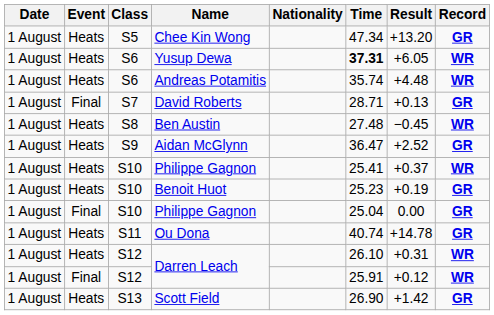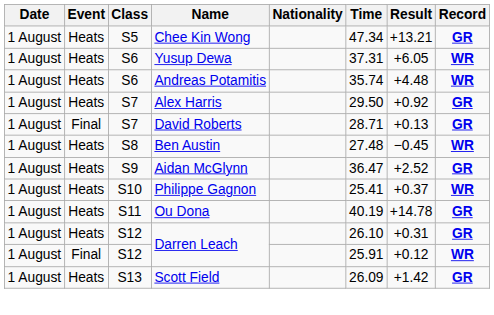(411, 37) +13.20 -> (411, 37) +13.21
(366, 59) bold -> (366, 59) normal
+ row: (86, 102)
- row: (86, 189)
- row: (86, 211)
(366, 233) 40.74 -> (366, 211) 40.19
(462, 255) WR -> (462, 233) GR
(366, 299) 26.90 -> (366, 277) 26.09
